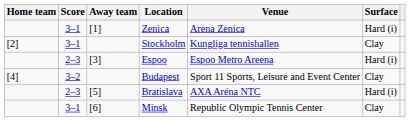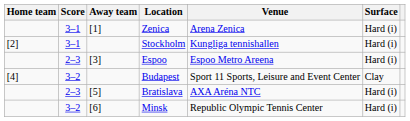(374, 44) Clay -> (381, 44) Hard (i)
(73, 108) 3–1 -> (73, 108) 3–2
(374, 108) Clay -> (381, 108) Hard (i)
